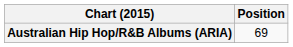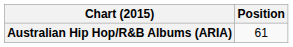(261, 33) 69 -> (261, 33) 61
